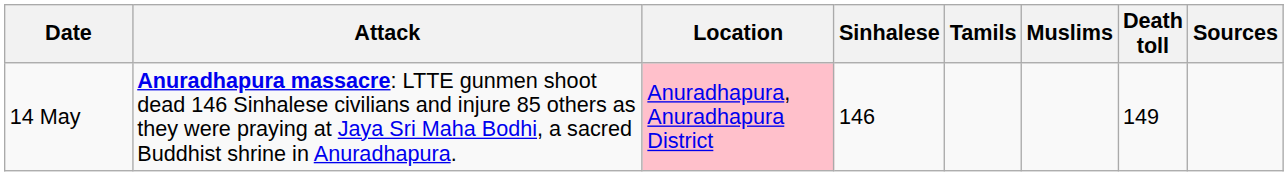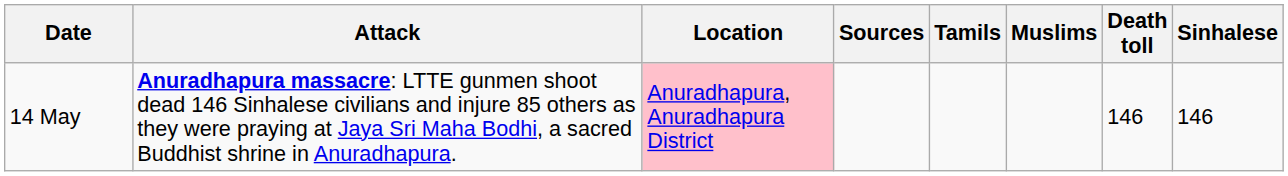columns swapped: (889, 33) <-> (1236, 33)
(1141, 116) 149 -> (1125, 116) 146
